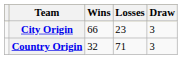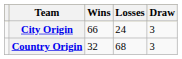(121, 29) 23 -> (121, 29) 24
(121, 46) 71 -> (121, 46) 68
